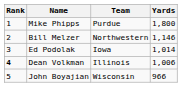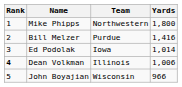(107, 23) Purdue -> (120, 23) Northwestern
(120, 36) Northwestern -> (107, 36) Purdue
(164, 36) 1,146 -> (164, 36) 1,416
